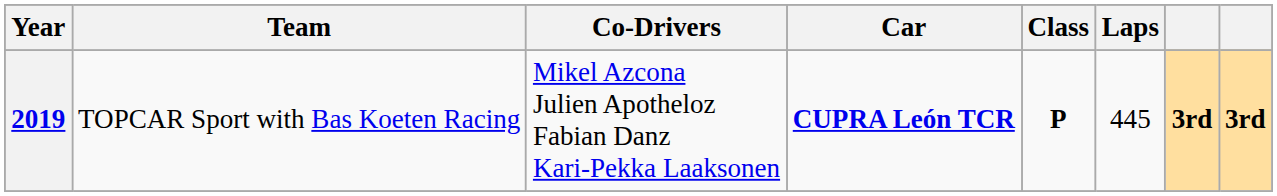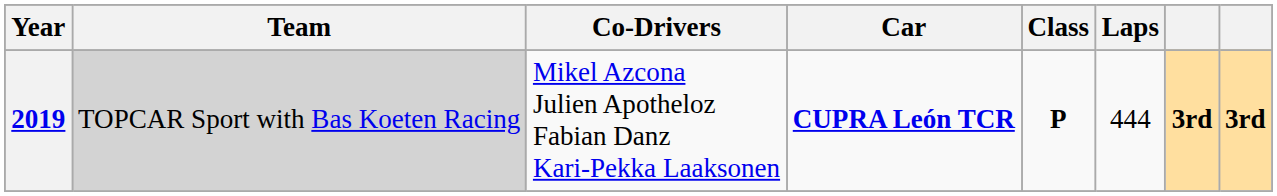(299, 119) no background -> (299, 119) lightgrey background
(1130, 119) 445 -> (1130, 119) 444
